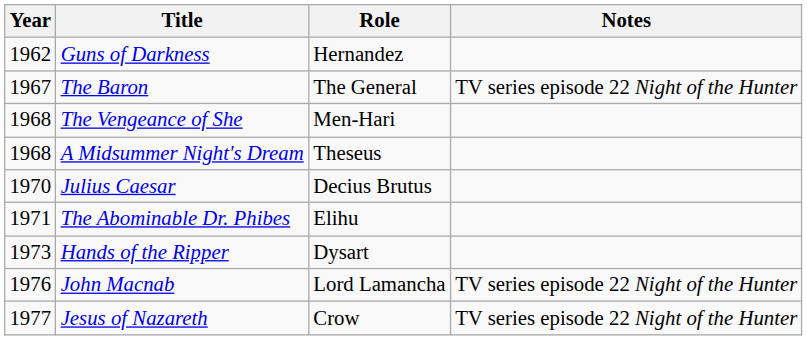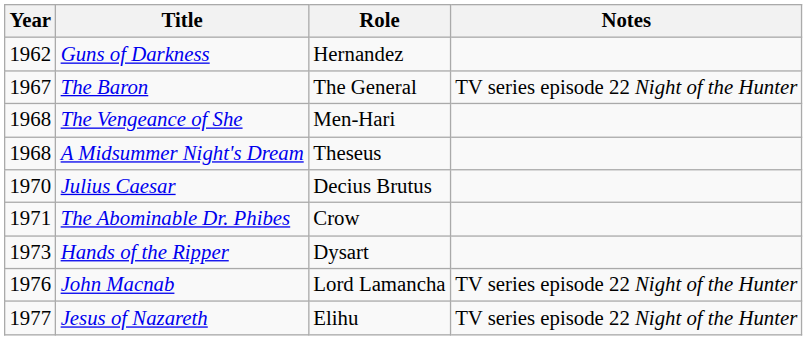(336, 218) Elihu -> (336, 218) Crow
(336, 317) Crow -> (336, 317) Elihu
